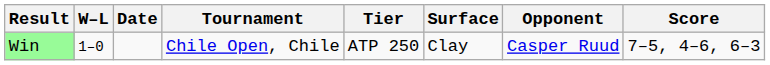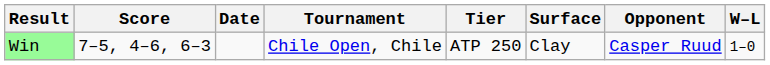columns swapped: (93, 19) <-> (694, 19)
